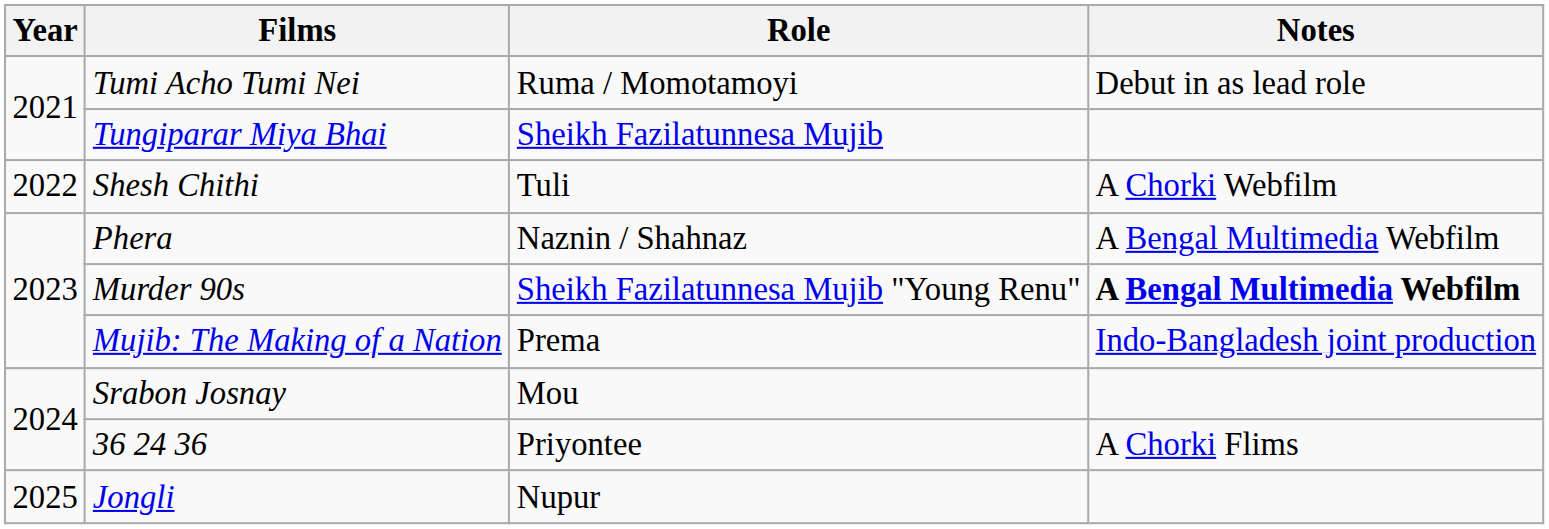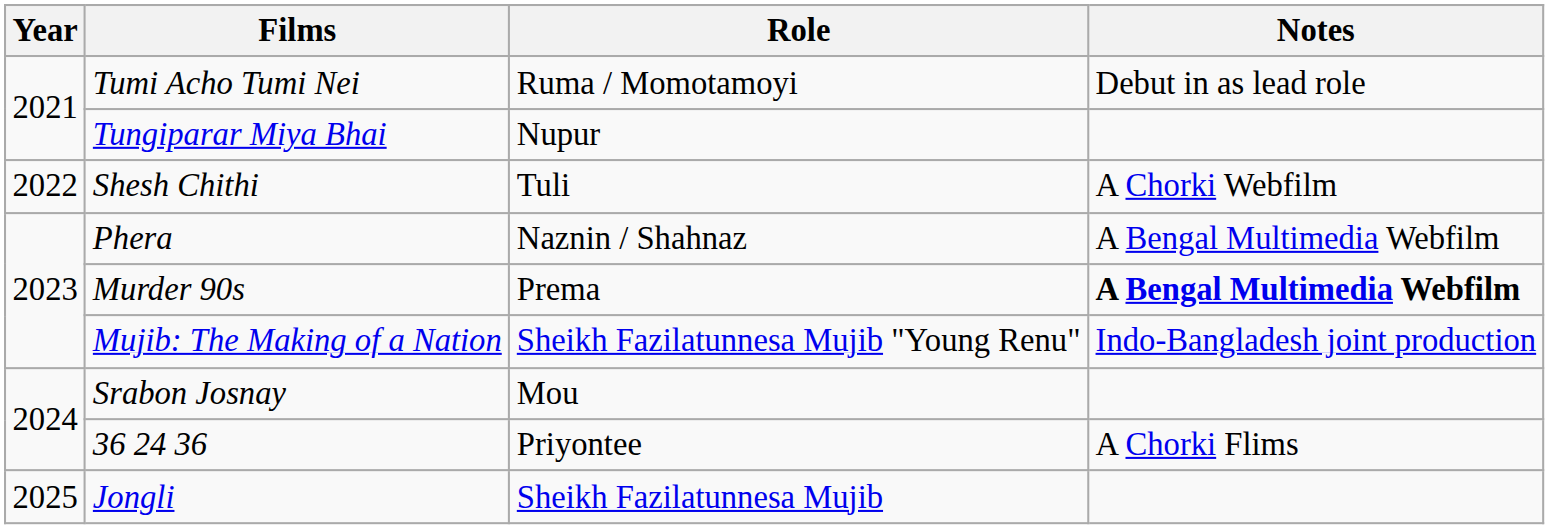(700, 133) Sheikh Fazilatunnesa Mujib -> (559, 133) Nupur
(799, 289) Sheikh Fazilatunnesa Mujib "Young Renu" -> (558, 289) Prema
(558, 340) Prema -> (799, 340) Sheikh Fazilatunnesa Mujib "Young Renu"
(559, 496) Nupur -> (700, 496) Sheikh Fazilatunnesa Mujib
